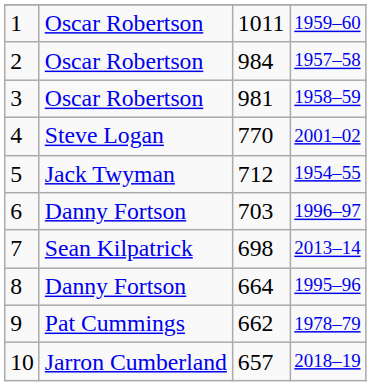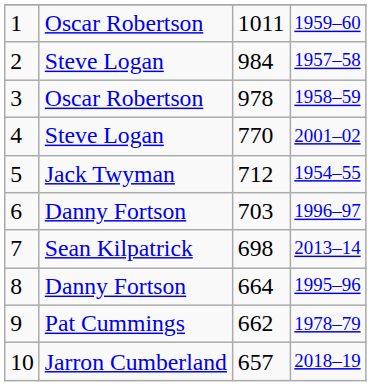(124, 60) Oscar Robertson -> (104, 60) Steve Logan
(256, 98) 981 -> (256, 98) 978
